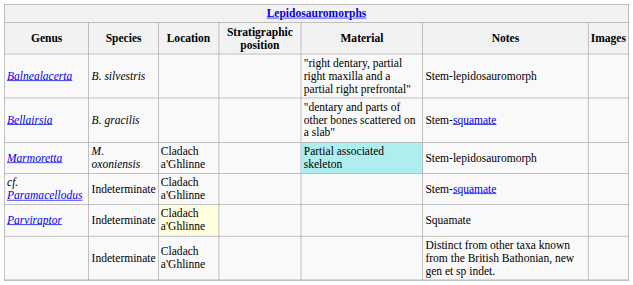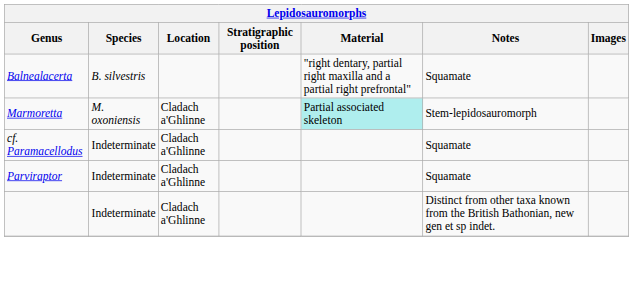(481, 76) Stem-lepidosauromorph -> (448, 76) Squamate
- row: (30, 120)
(461, 189) Stem-squamate -> (448, 145) Squamate
(183, 220) lightyellow background -> (183, 176) no background
